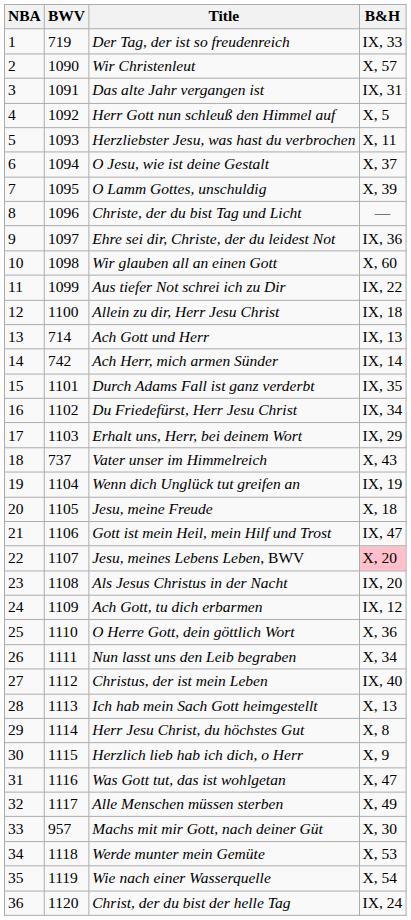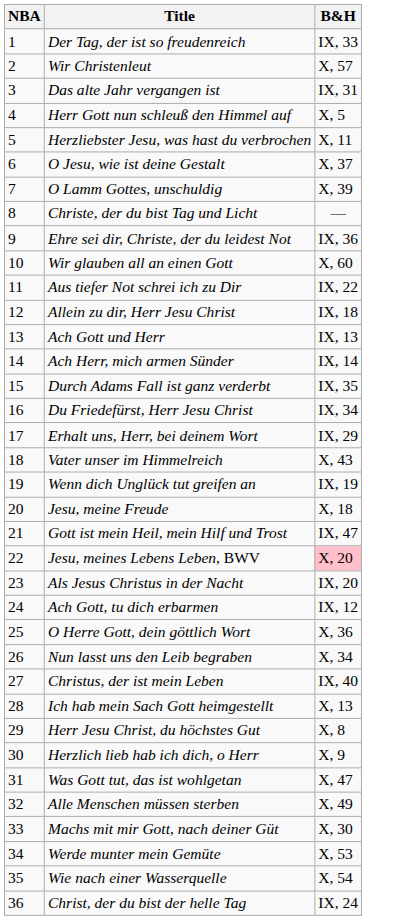- column: (67, 16)
